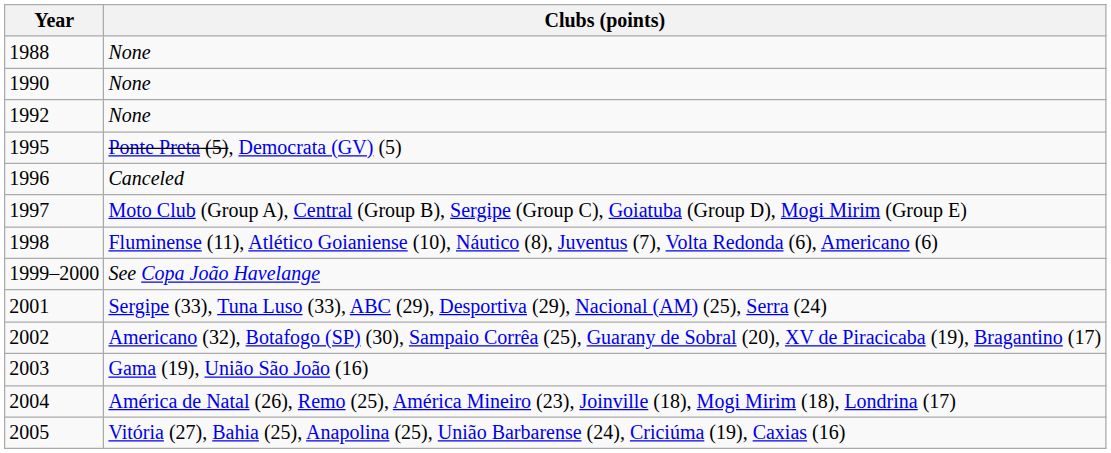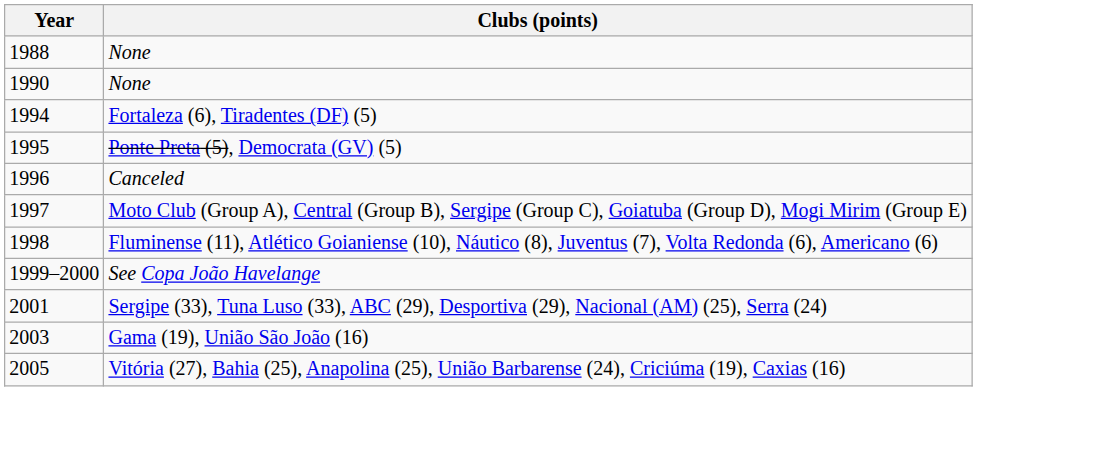- row: (29, 115)
+ row: (29, 115)
- row: (29, 337)
- row: (29, 400)
